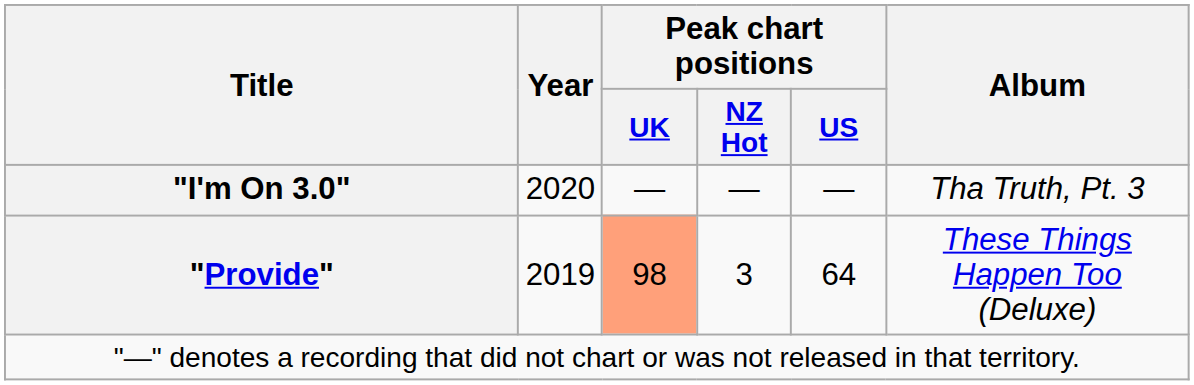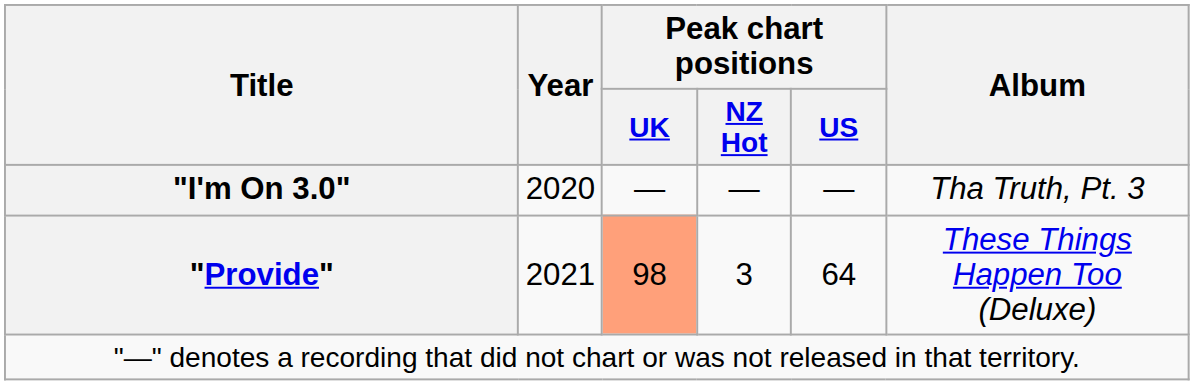(560, 273) 2019 -> (560, 273) 2021
